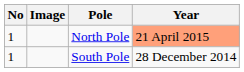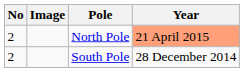(11, 36) 1 -> (11, 36) 2
(11, 57) 1 -> (11, 57) 2
